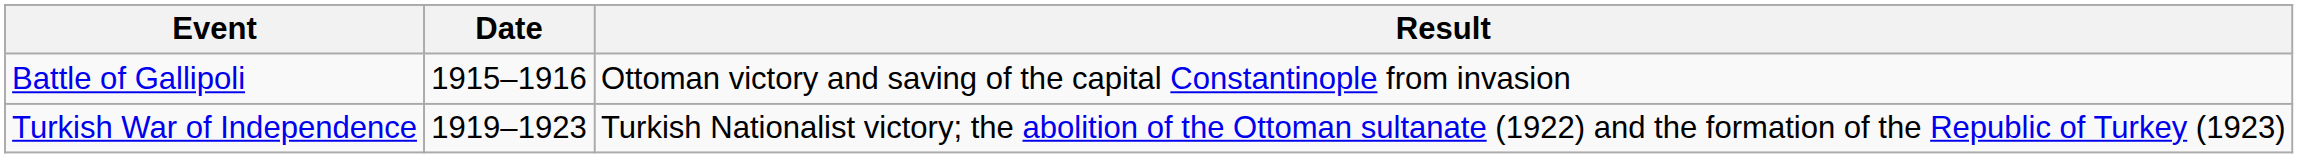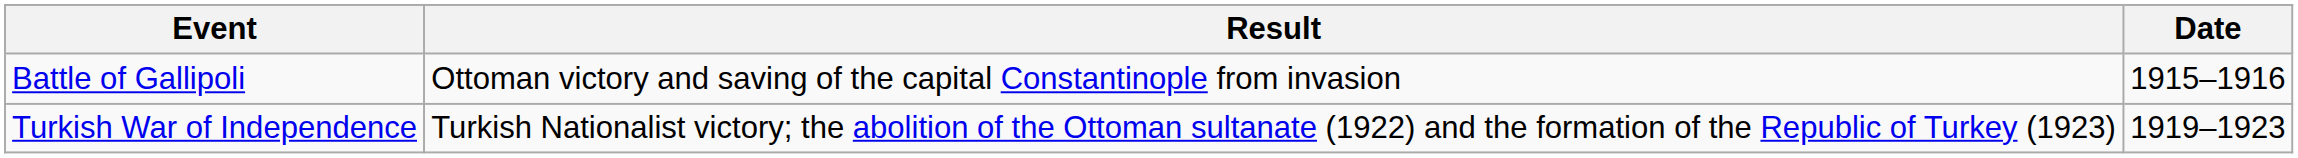columns swapped: (509, 29) <-> (1443, 29)
